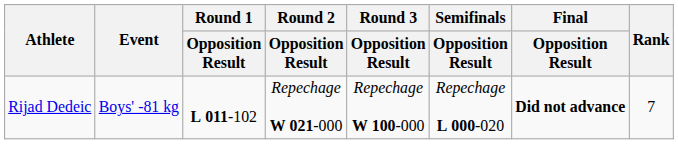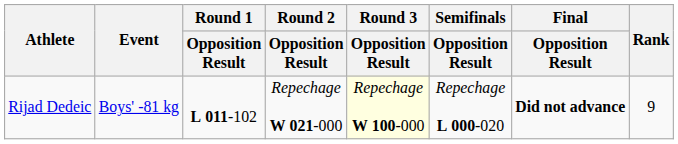(388, 107) no background -> (388, 107) lightyellow background
(651, 107) 7 -> (651, 107) 9
